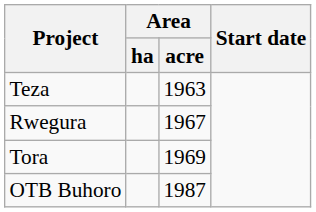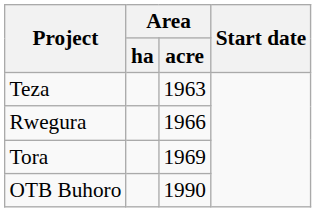(185, 122) 1967 -> (185, 122) 1966
(185, 190) 1987 -> (185, 190) 1990
